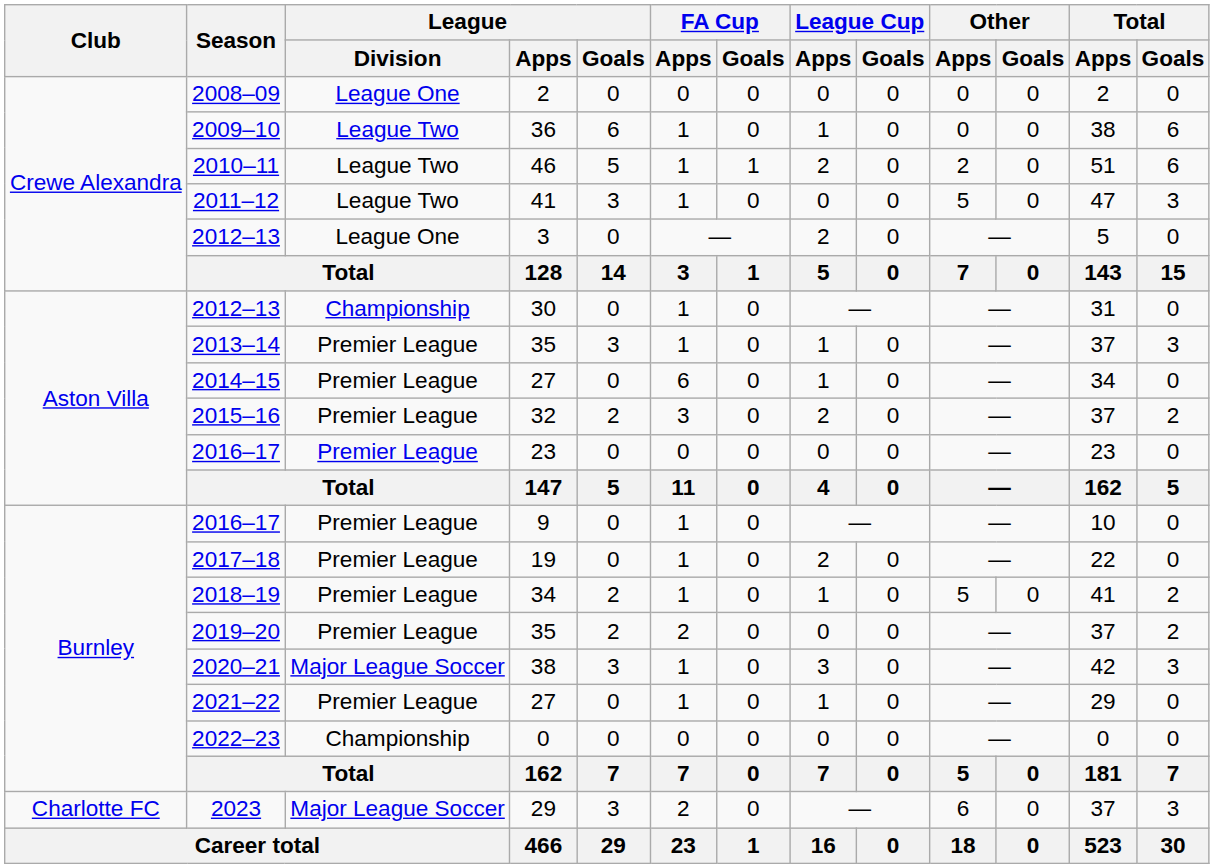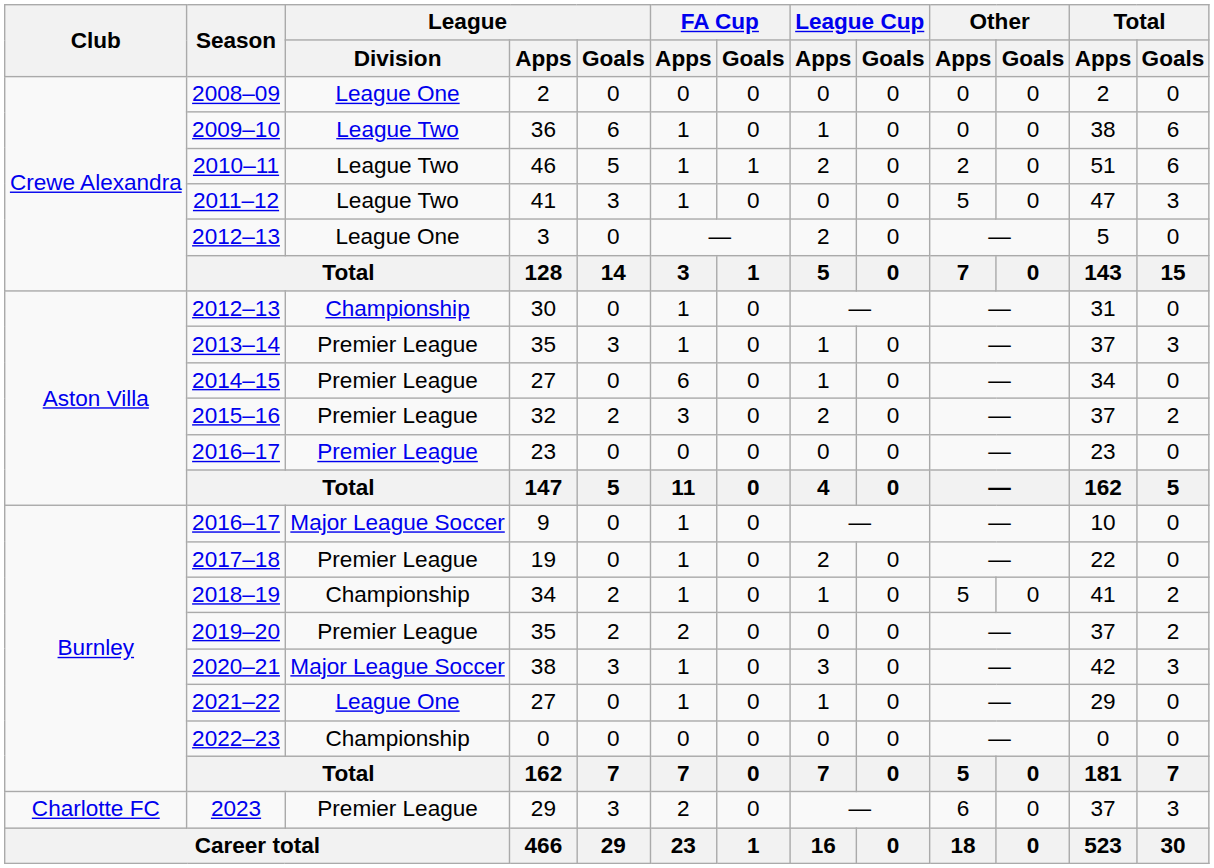(398, 523) Premier League -> (398, 523) Major League Soccer
(398, 594) Premier League -> (398, 594) Championship
(398, 702) Premier League -> (398, 702) League One
(398, 809) Major League Soccer -> (398, 809) Premier League
